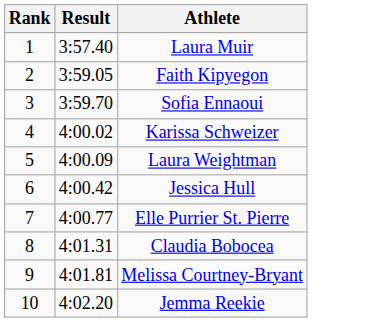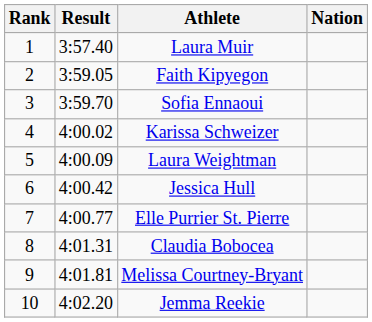+ column: (337, 18)
